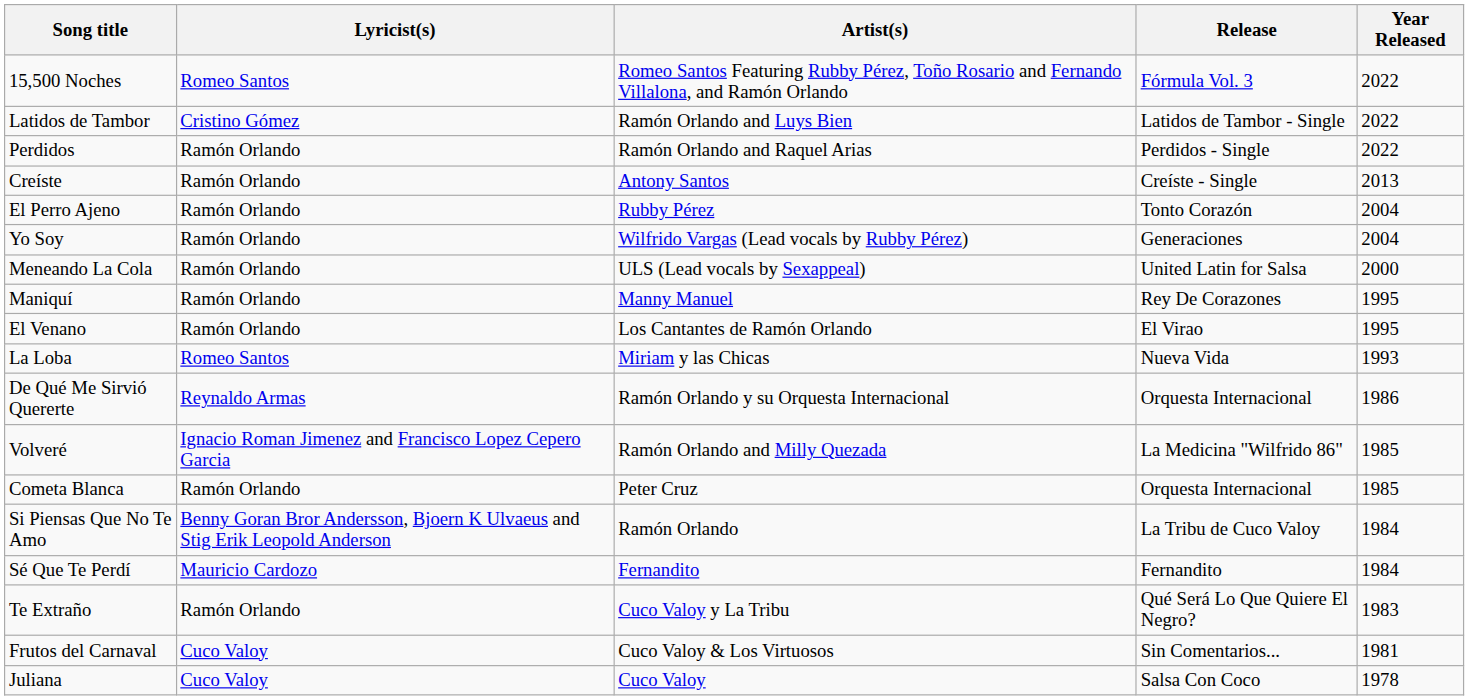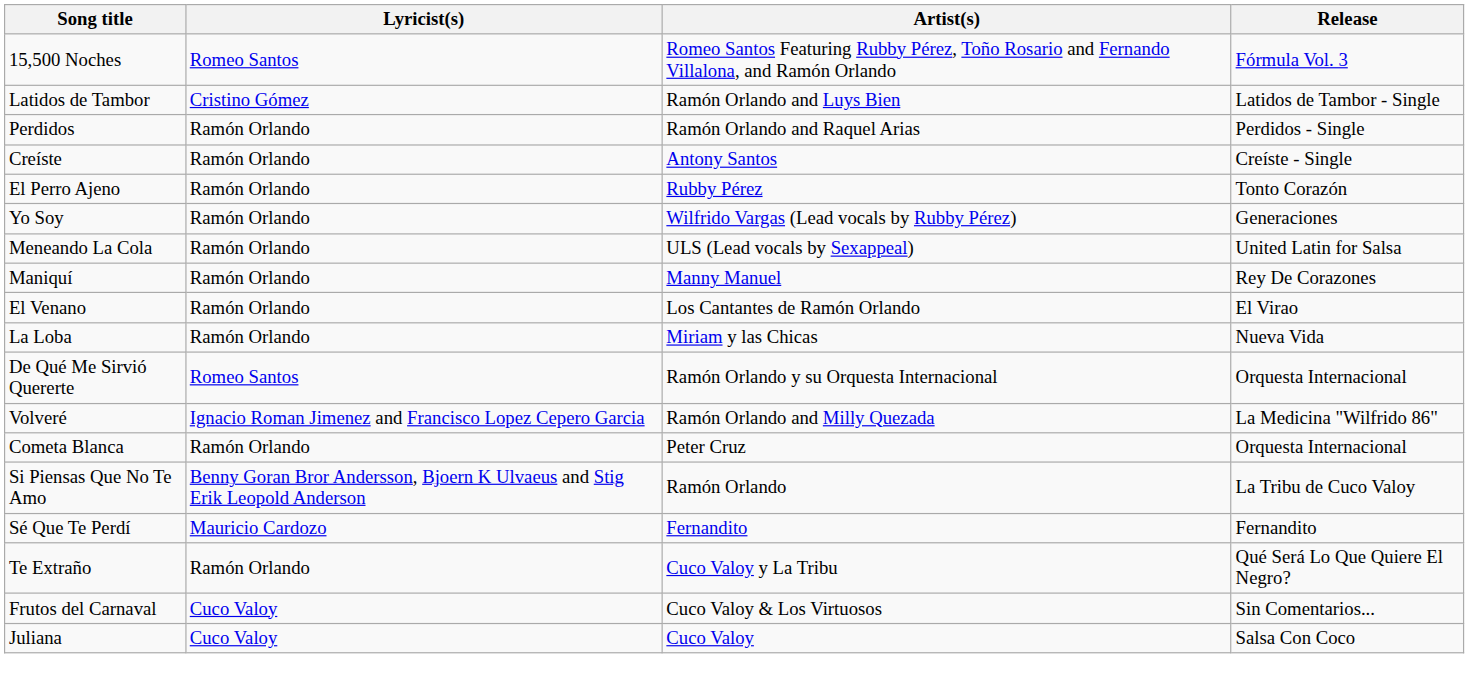- column: (1410, 29)
(235, 358) Romeo Santos -> (250, 337) Ramón Orlando
(243, 398) Reynaldo Armas -> (244, 377) Romeo Santos
